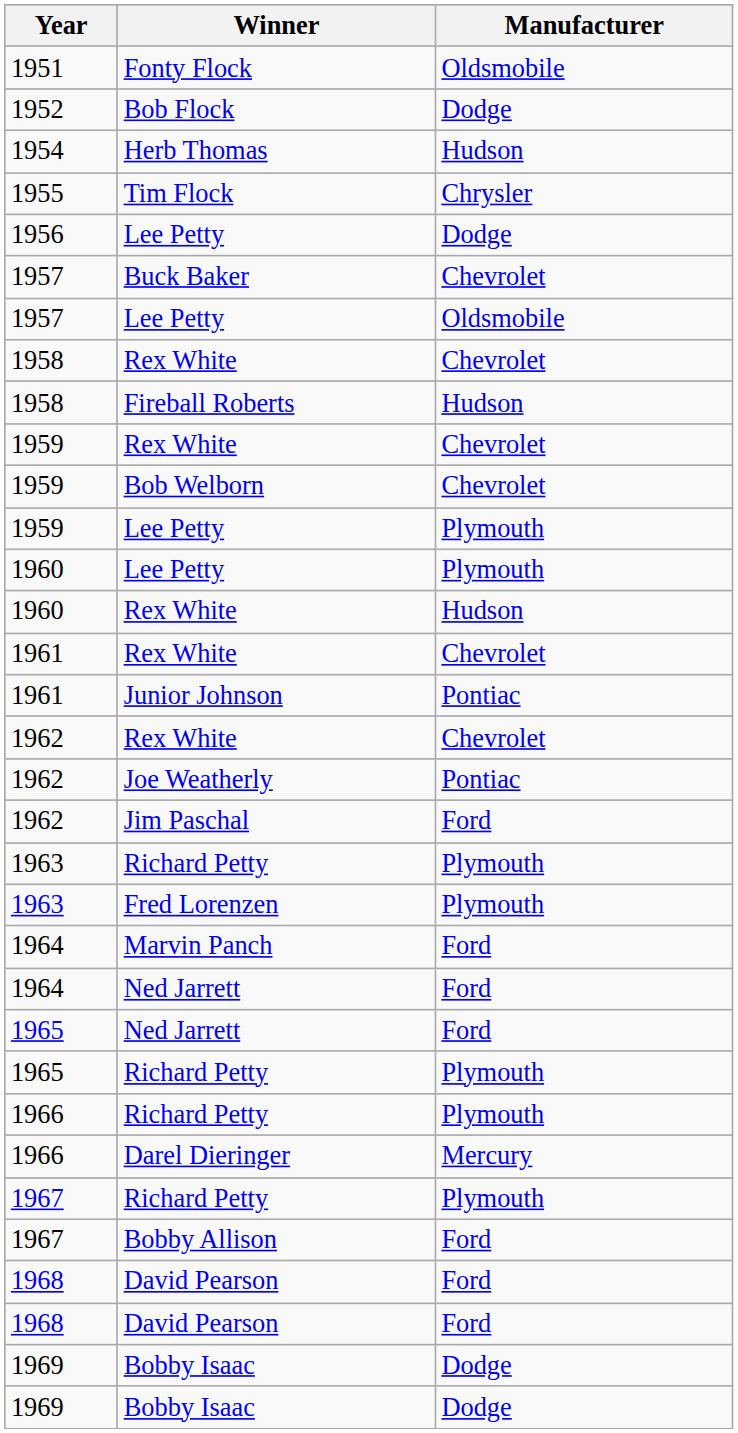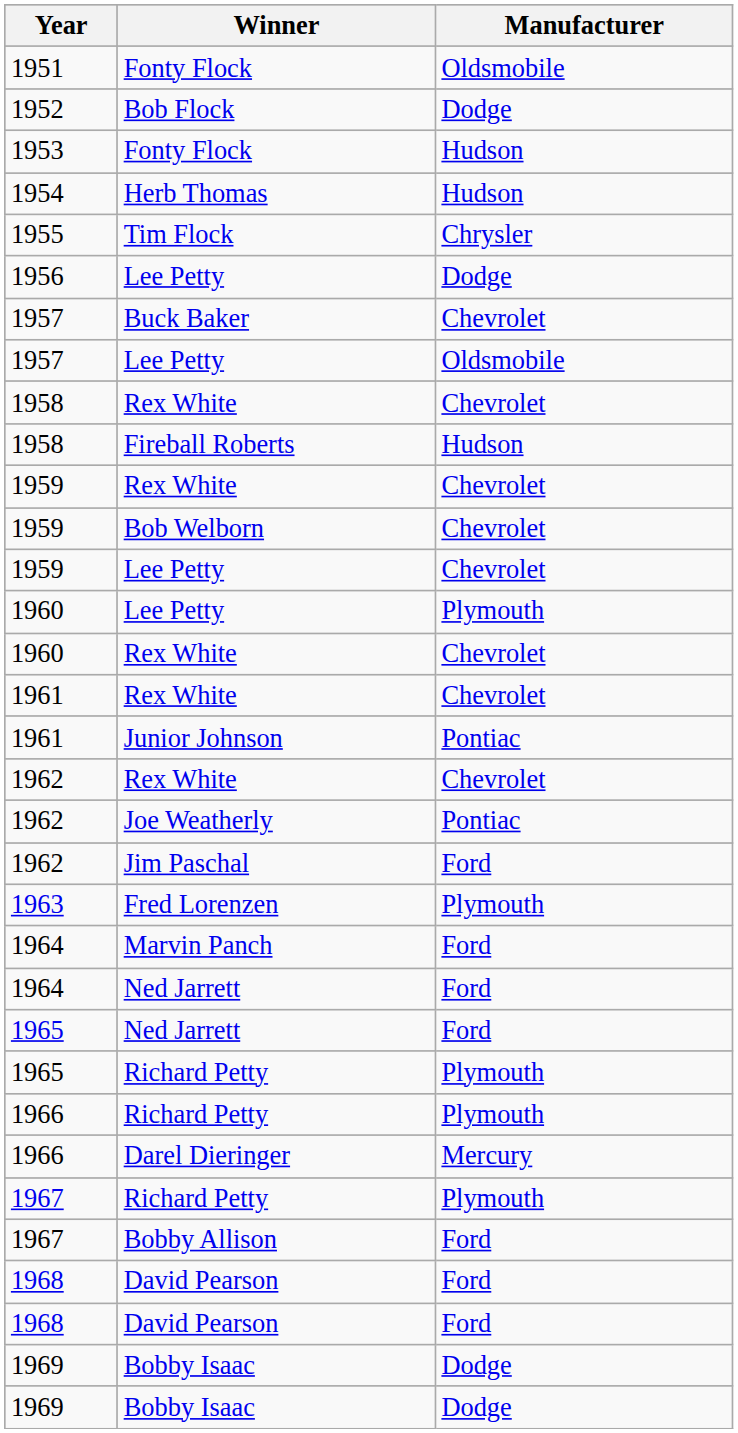+ row: (37, 151)
(493, 527) Plymouth -> (493, 569) Chevrolet
(482, 611) Hudson -> (493, 653) Chevrolet
- row: (37, 862)
